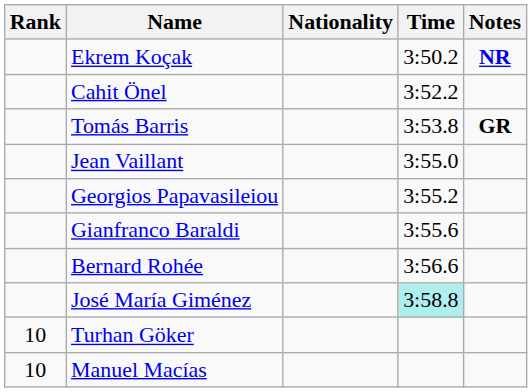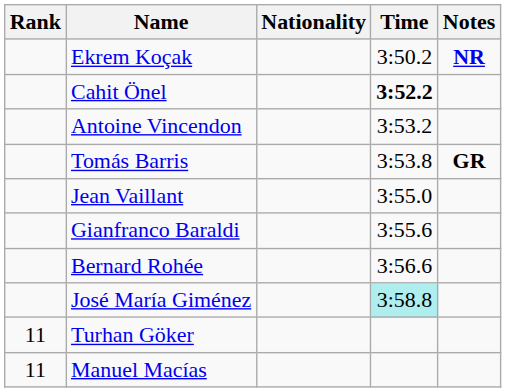(431, 91) normal -> (404, 91) bold
+ row: (156, 126)
- row: (175, 195)
(35, 334) 10 -> (35, 334) 11
(35, 369) 10 -> (35, 369) 11
